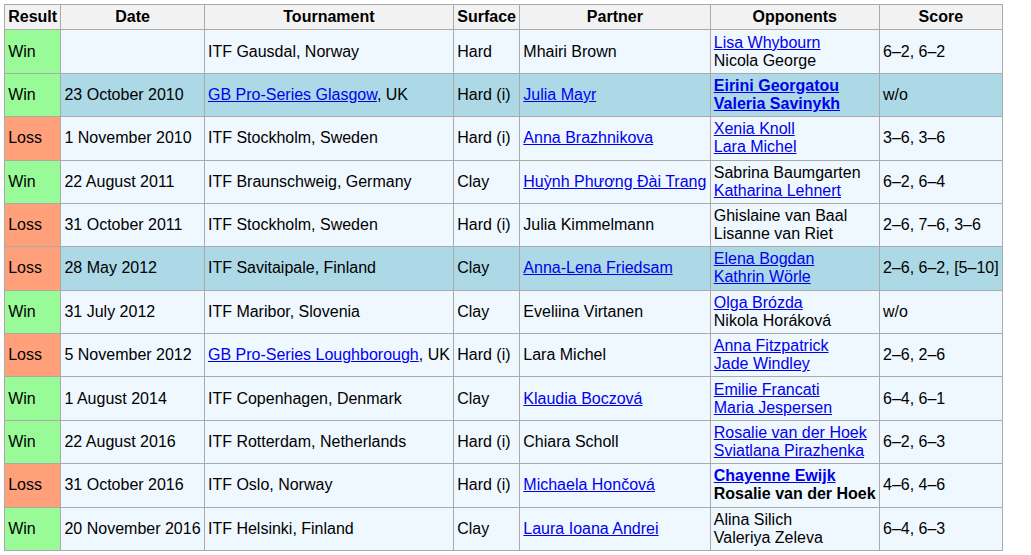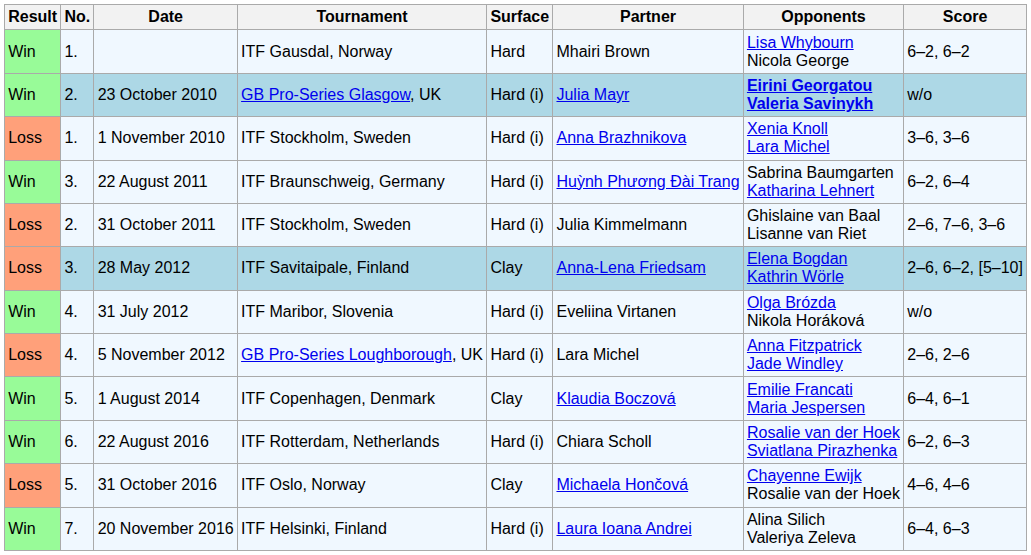+ column: (77, 17)
(473, 181) Clay -> (517, 181) Hard (i)
(473, 311) Clay -> (517, 311) Hard (i)
(484, 485) Hard (i) -> (506, 485) Clay
(795, 485) bold -> (823, 485) normal
(473, 528) Clay -> (517, 528) Hard (i)
